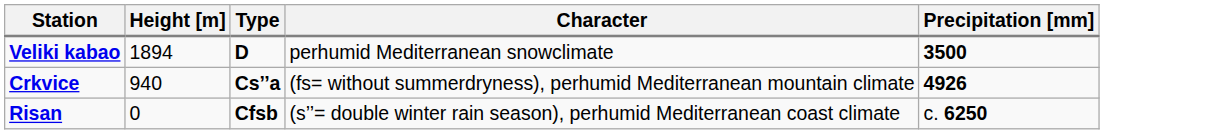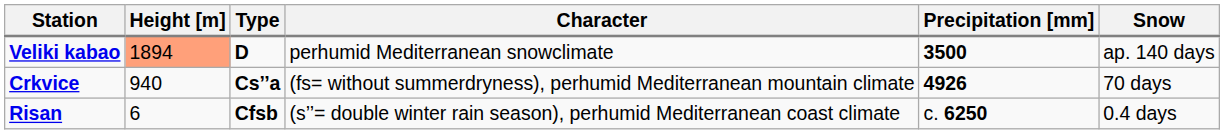+ column: (1159, 20)
(151, 52) no background -> (151, 52) lightsalmon background
(135, 114) 0 -> (135, 114) 6
